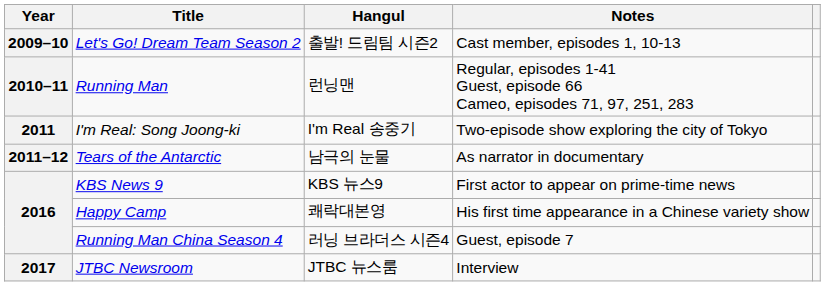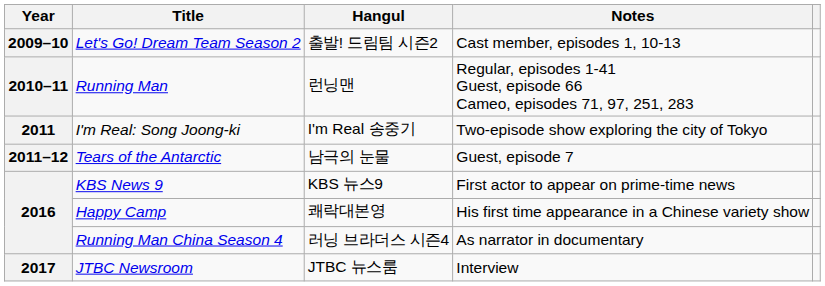(550, 157) As narrator in documentary -> (515, 157) Guest, episode 7
(515, 240) Guest, episode 7 -> (550, 240) As narrator in documentary
